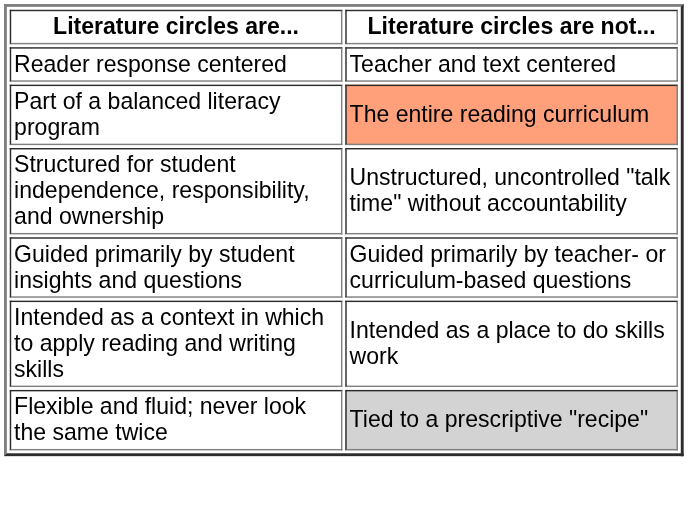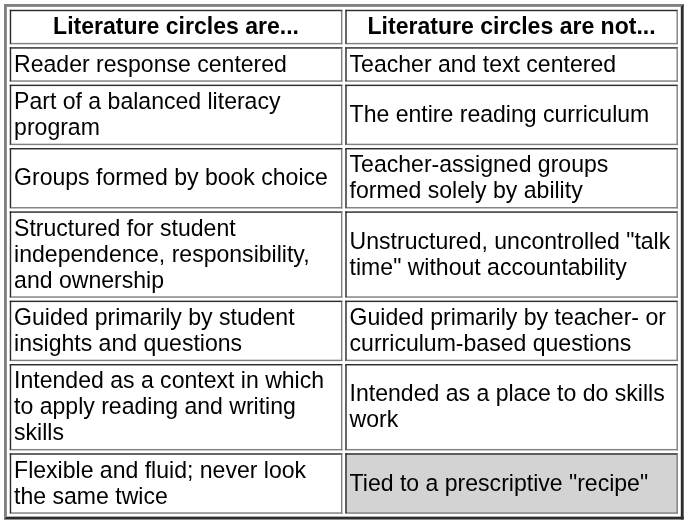(499, 114) lightsalmon background -> (499, 114) no background
+ row: (171, 178)
